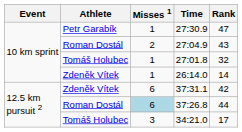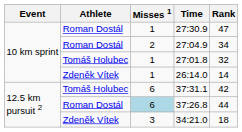(90, 30) Petr Garabík -> (93, 30) Roman Dostál
(224, 45) 43 -> (224, 45) 34
(91, 90) Zdeněk Vítek -> (95, 90) Tomáš Holubec
(95, 120) Tomáš Holubec -> (91, 120) Zdeněk Vítek
(224, 120) 17 -> (224, 120) 18
